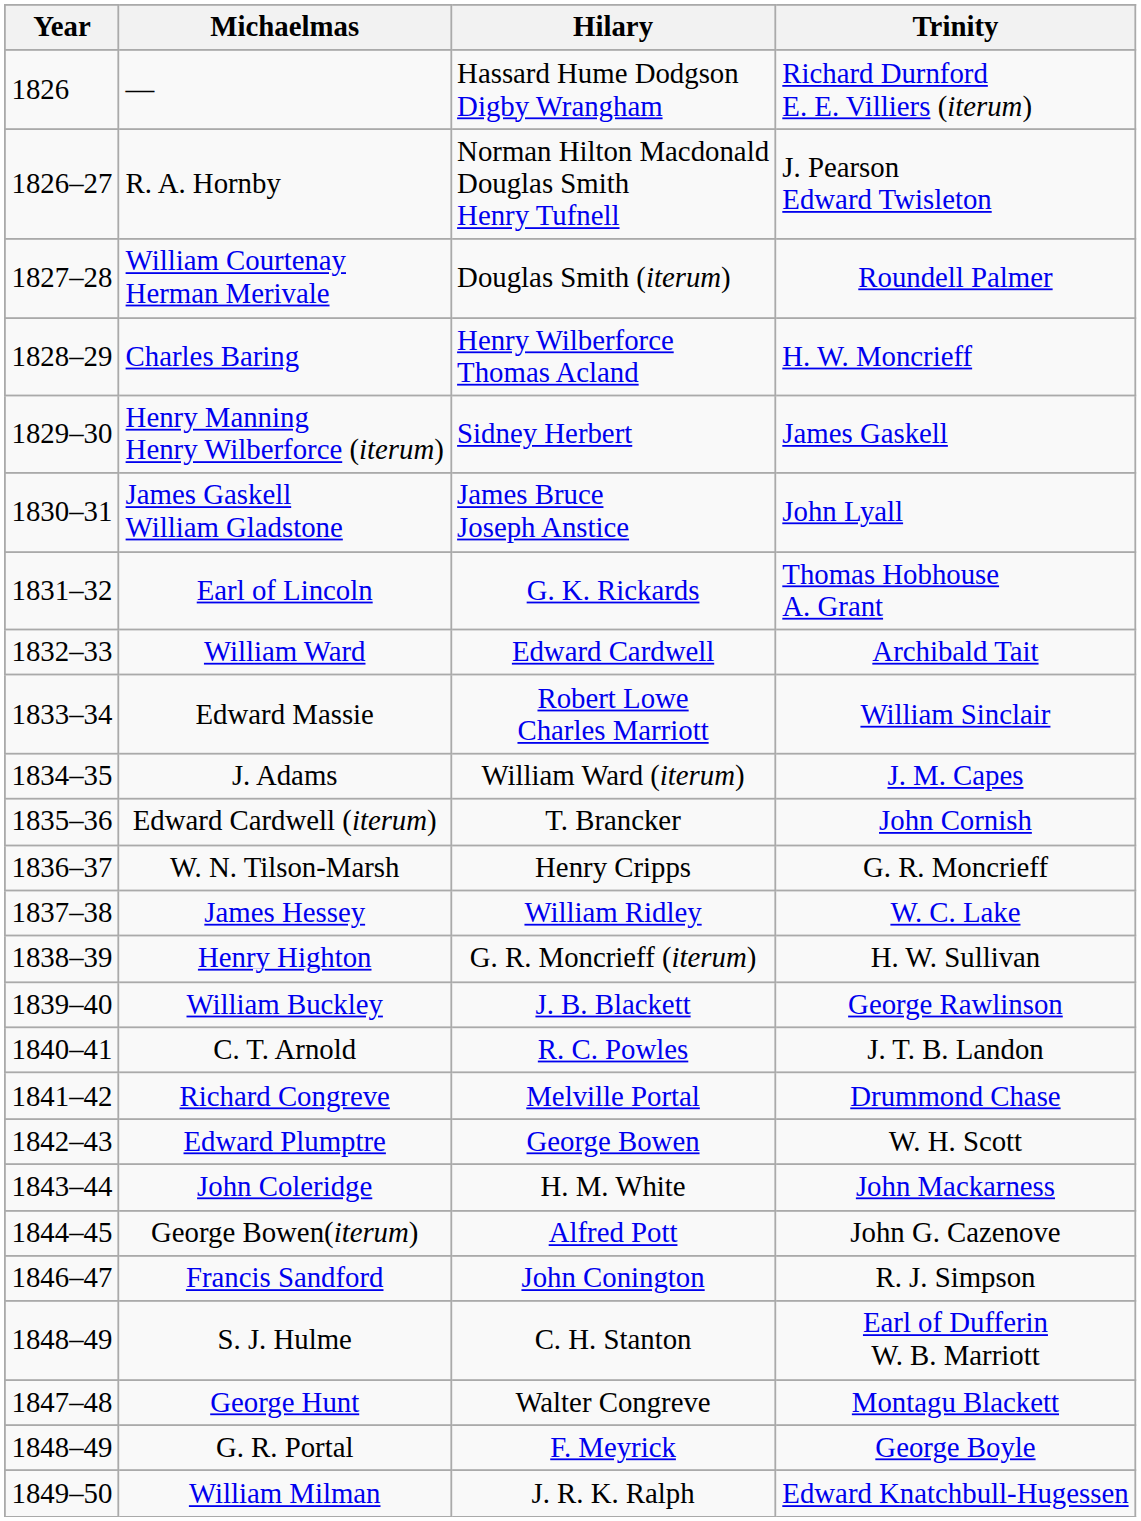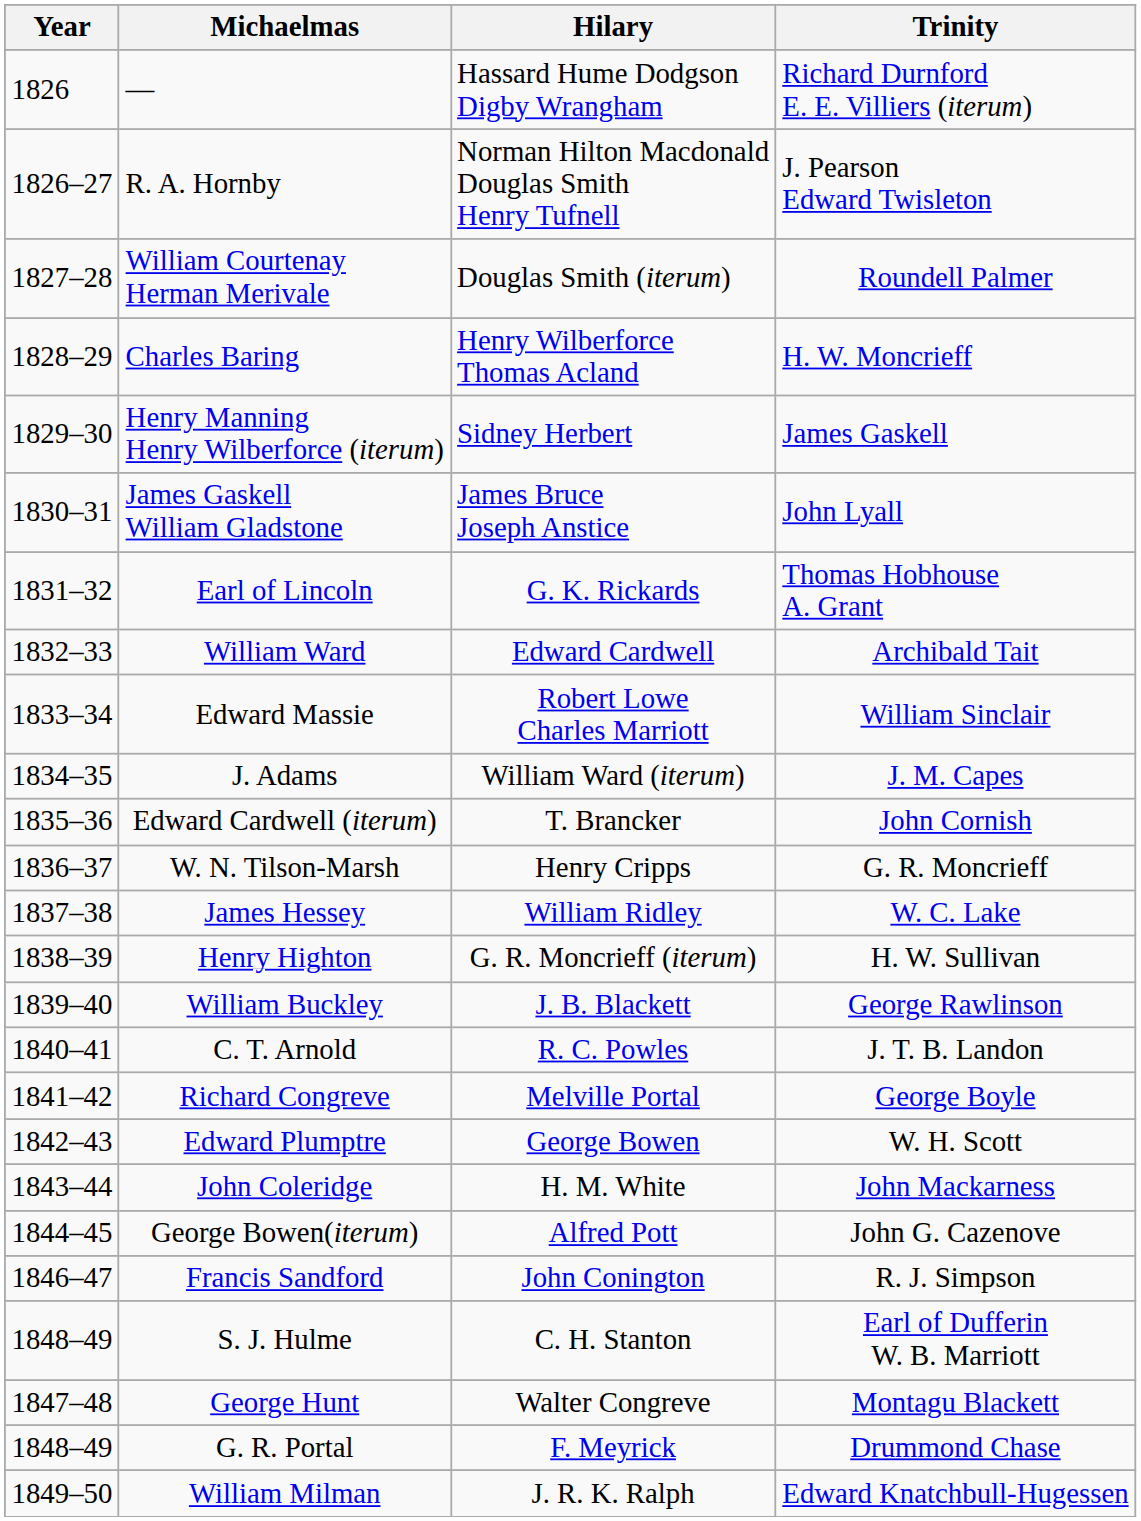(955, 1095) Drummond Chase -> (955, 1095) George Boyle
(955, 1447) George Boyle -> (955, 1447) Drummond Chase
